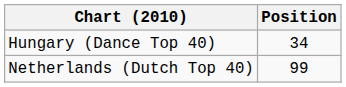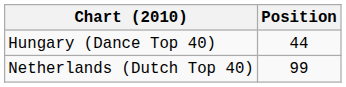(299, 43) 34 -> (299, 43) 44
